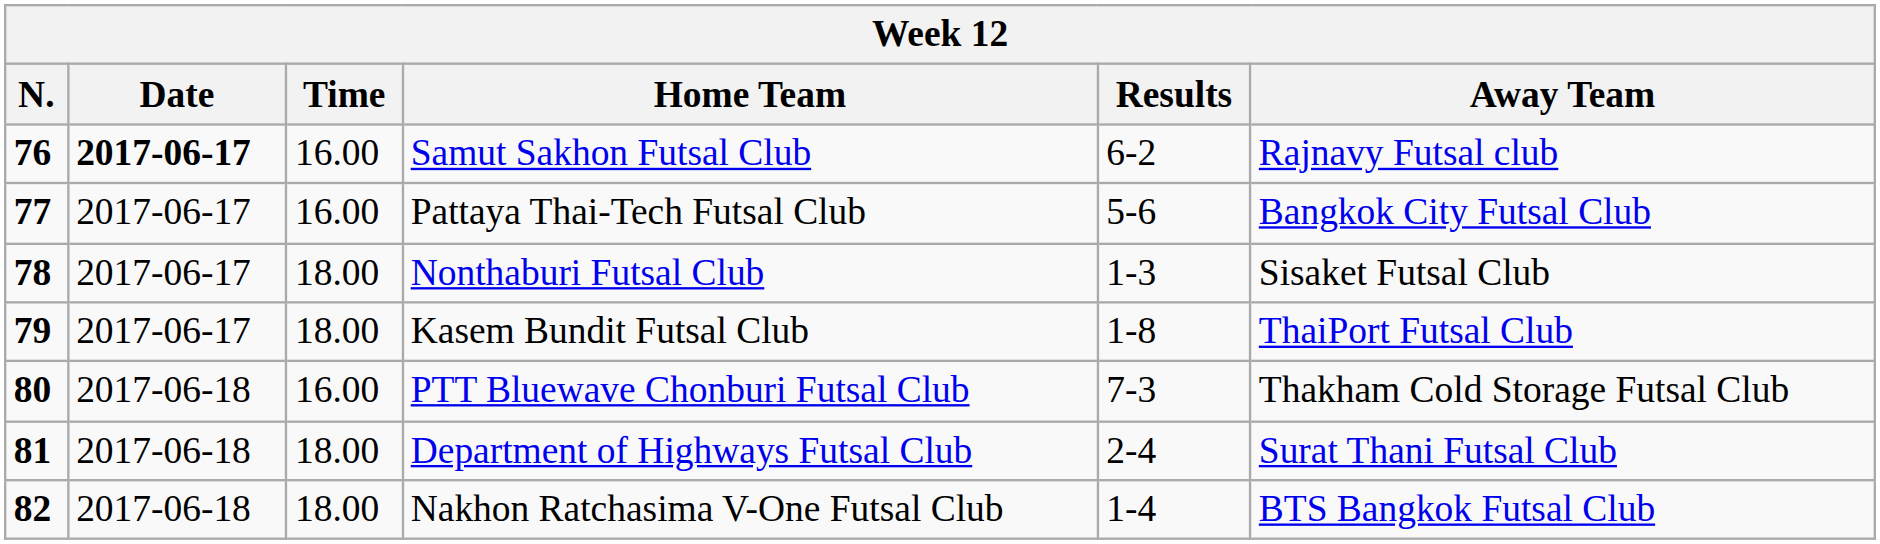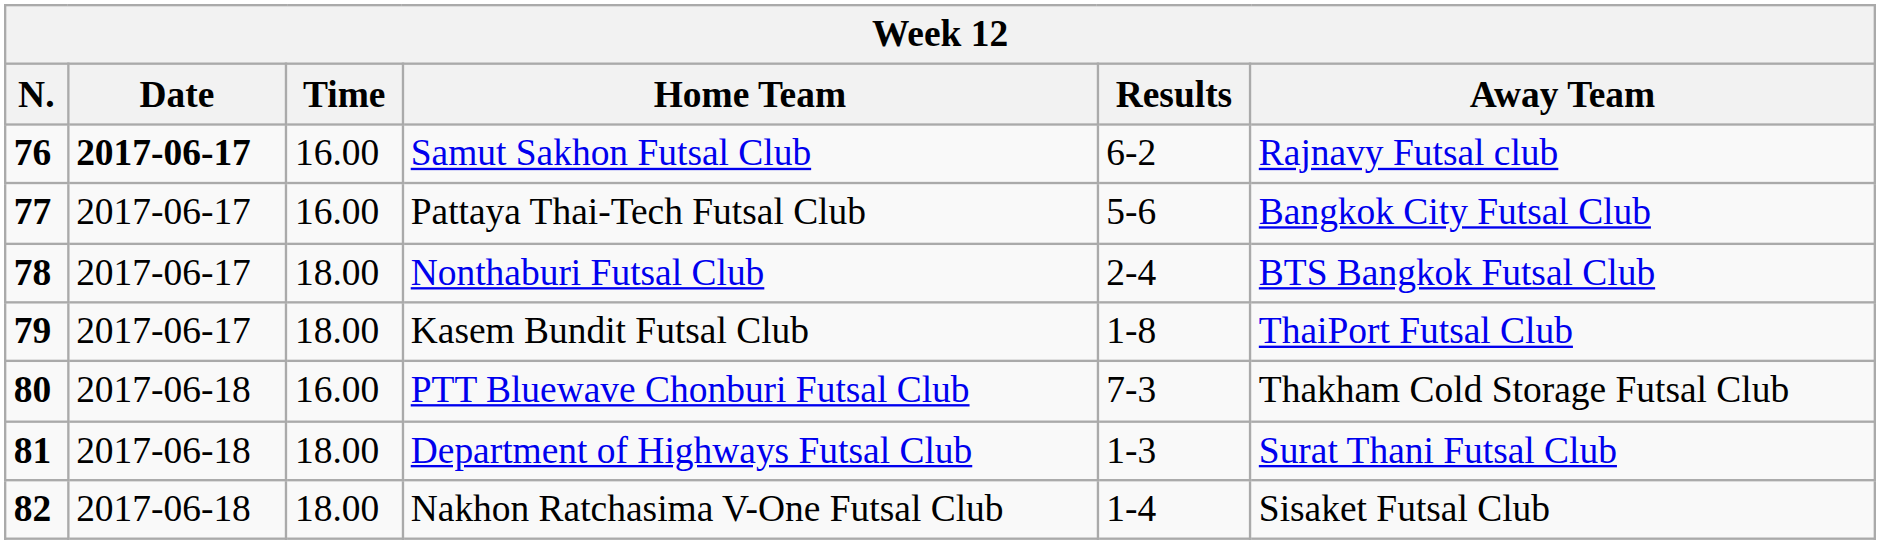(1131, 271) 1-3 -> (1131, 271) 2-4
(1404, 271) Sisaket Futsal Club -> (1457, 271) BTS Bangkok Futsal Club
(1131, 449) 2-4 -> (1131, 449) 1-3
(1457, 509) BTS Bangkok Futsal Club -> (1404, 509) Sisaket Futsal Club
